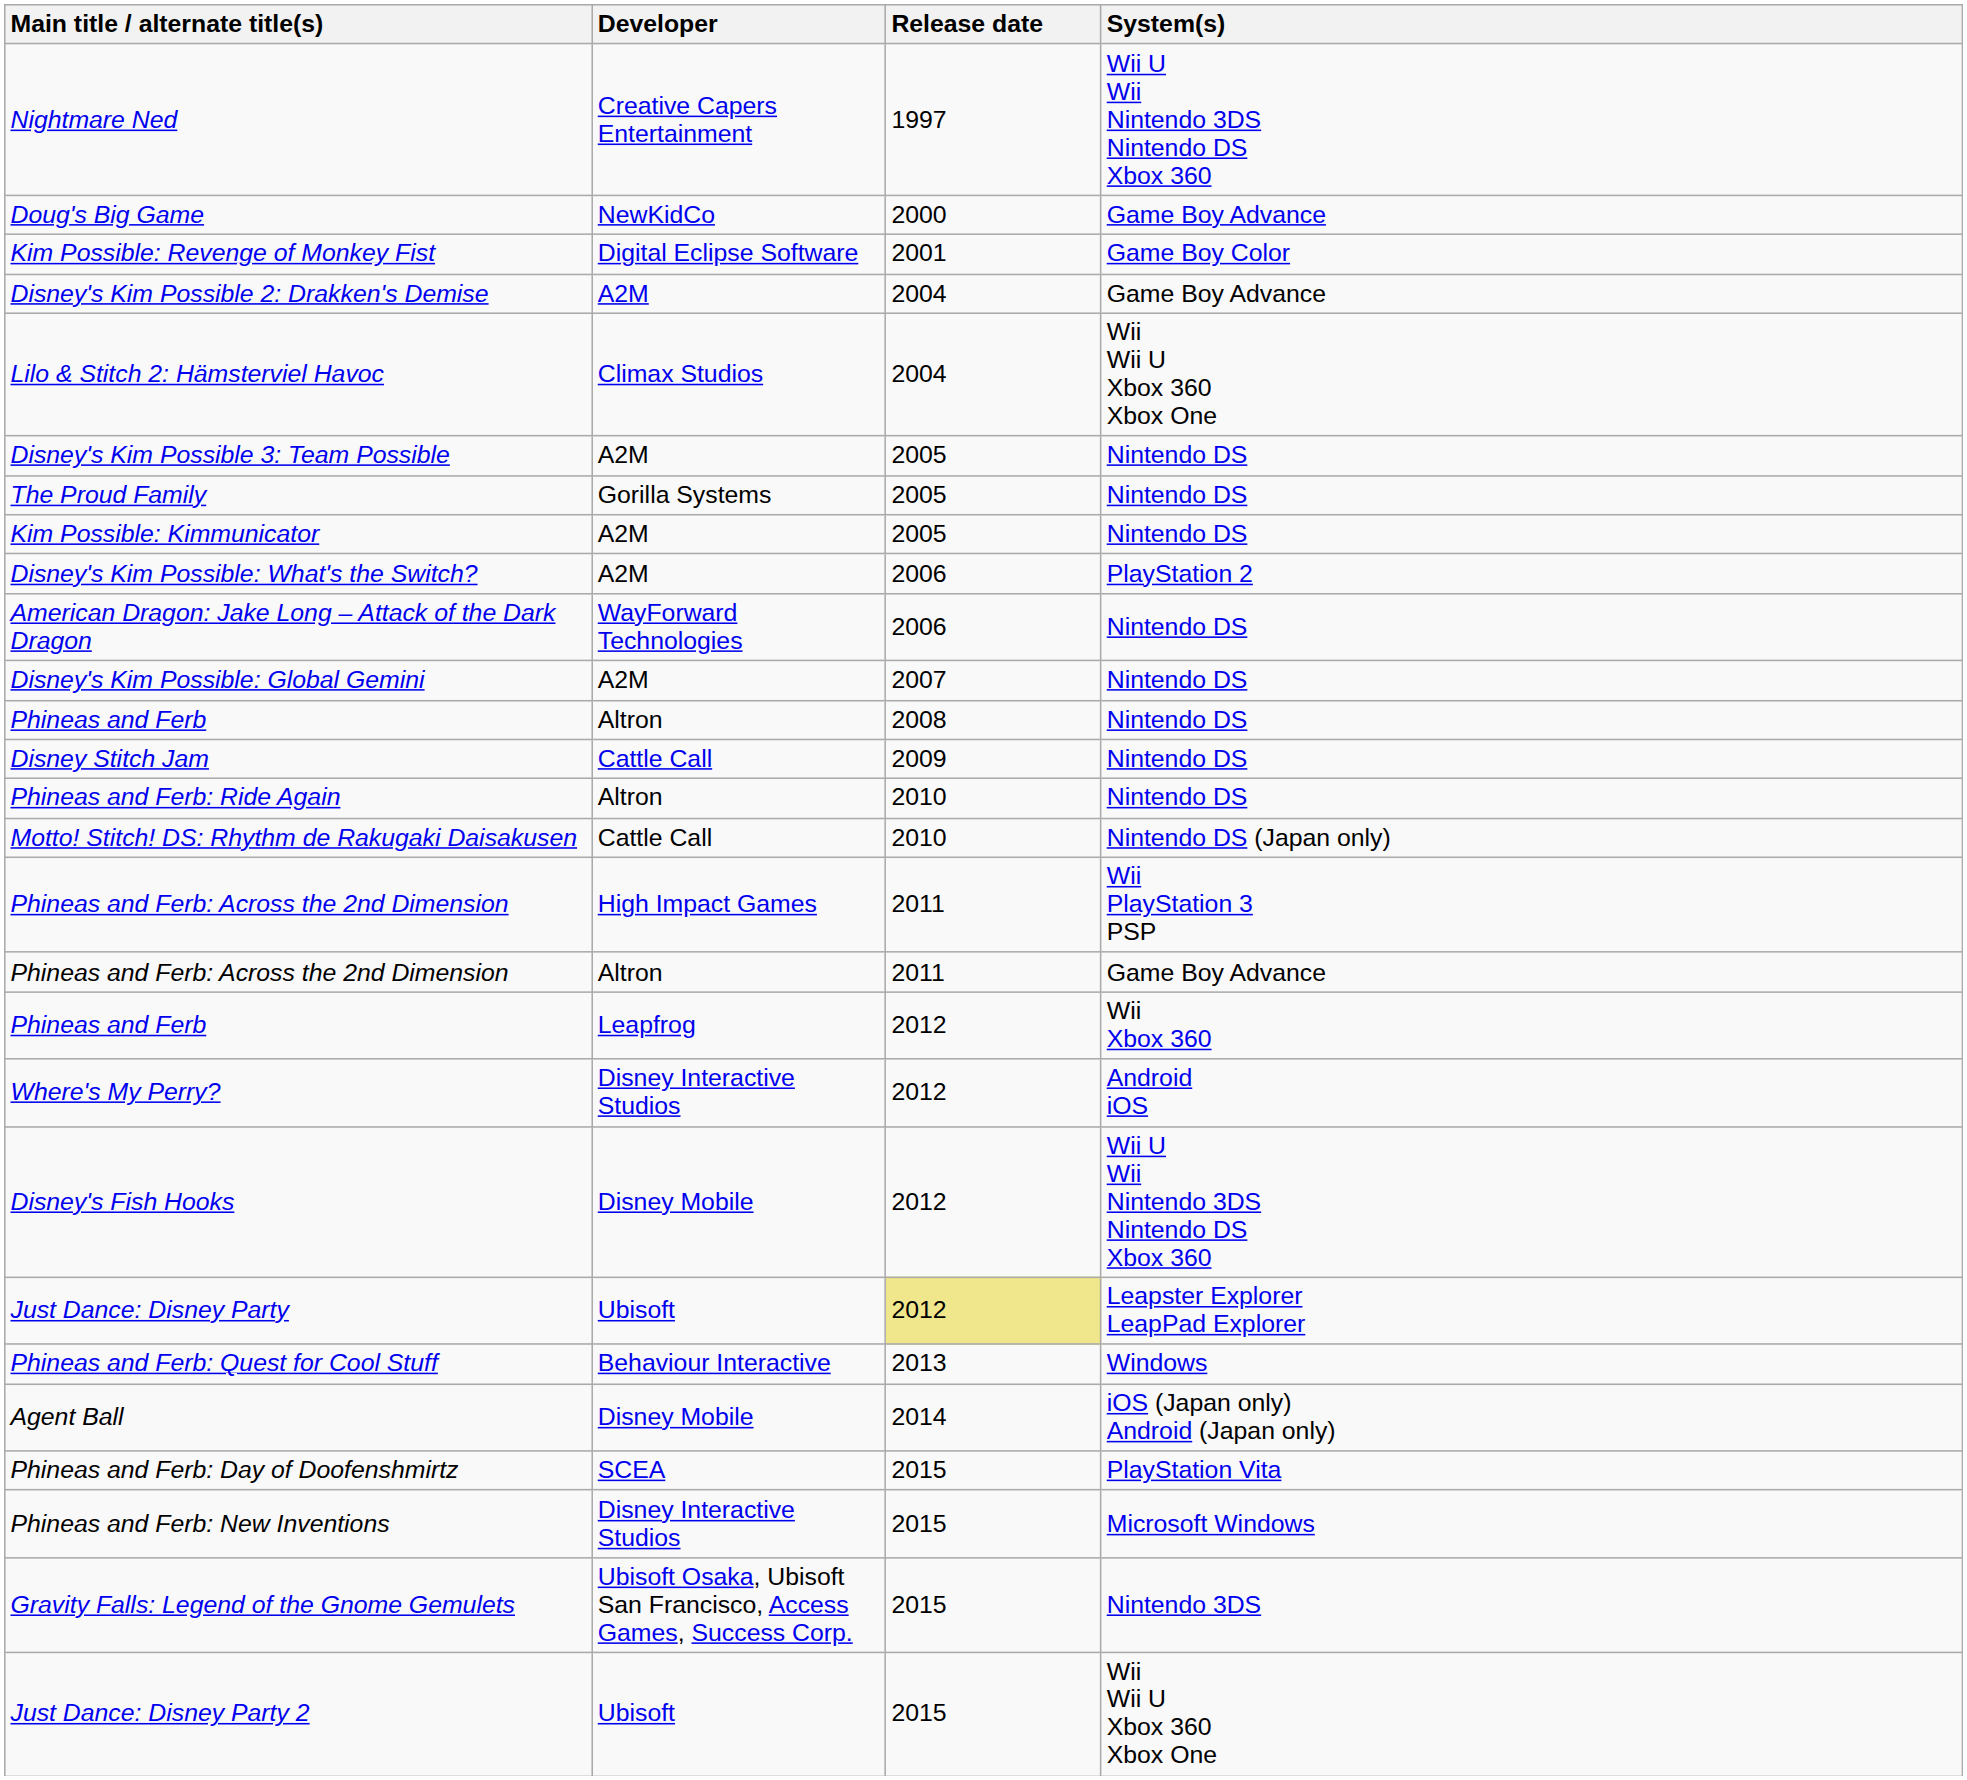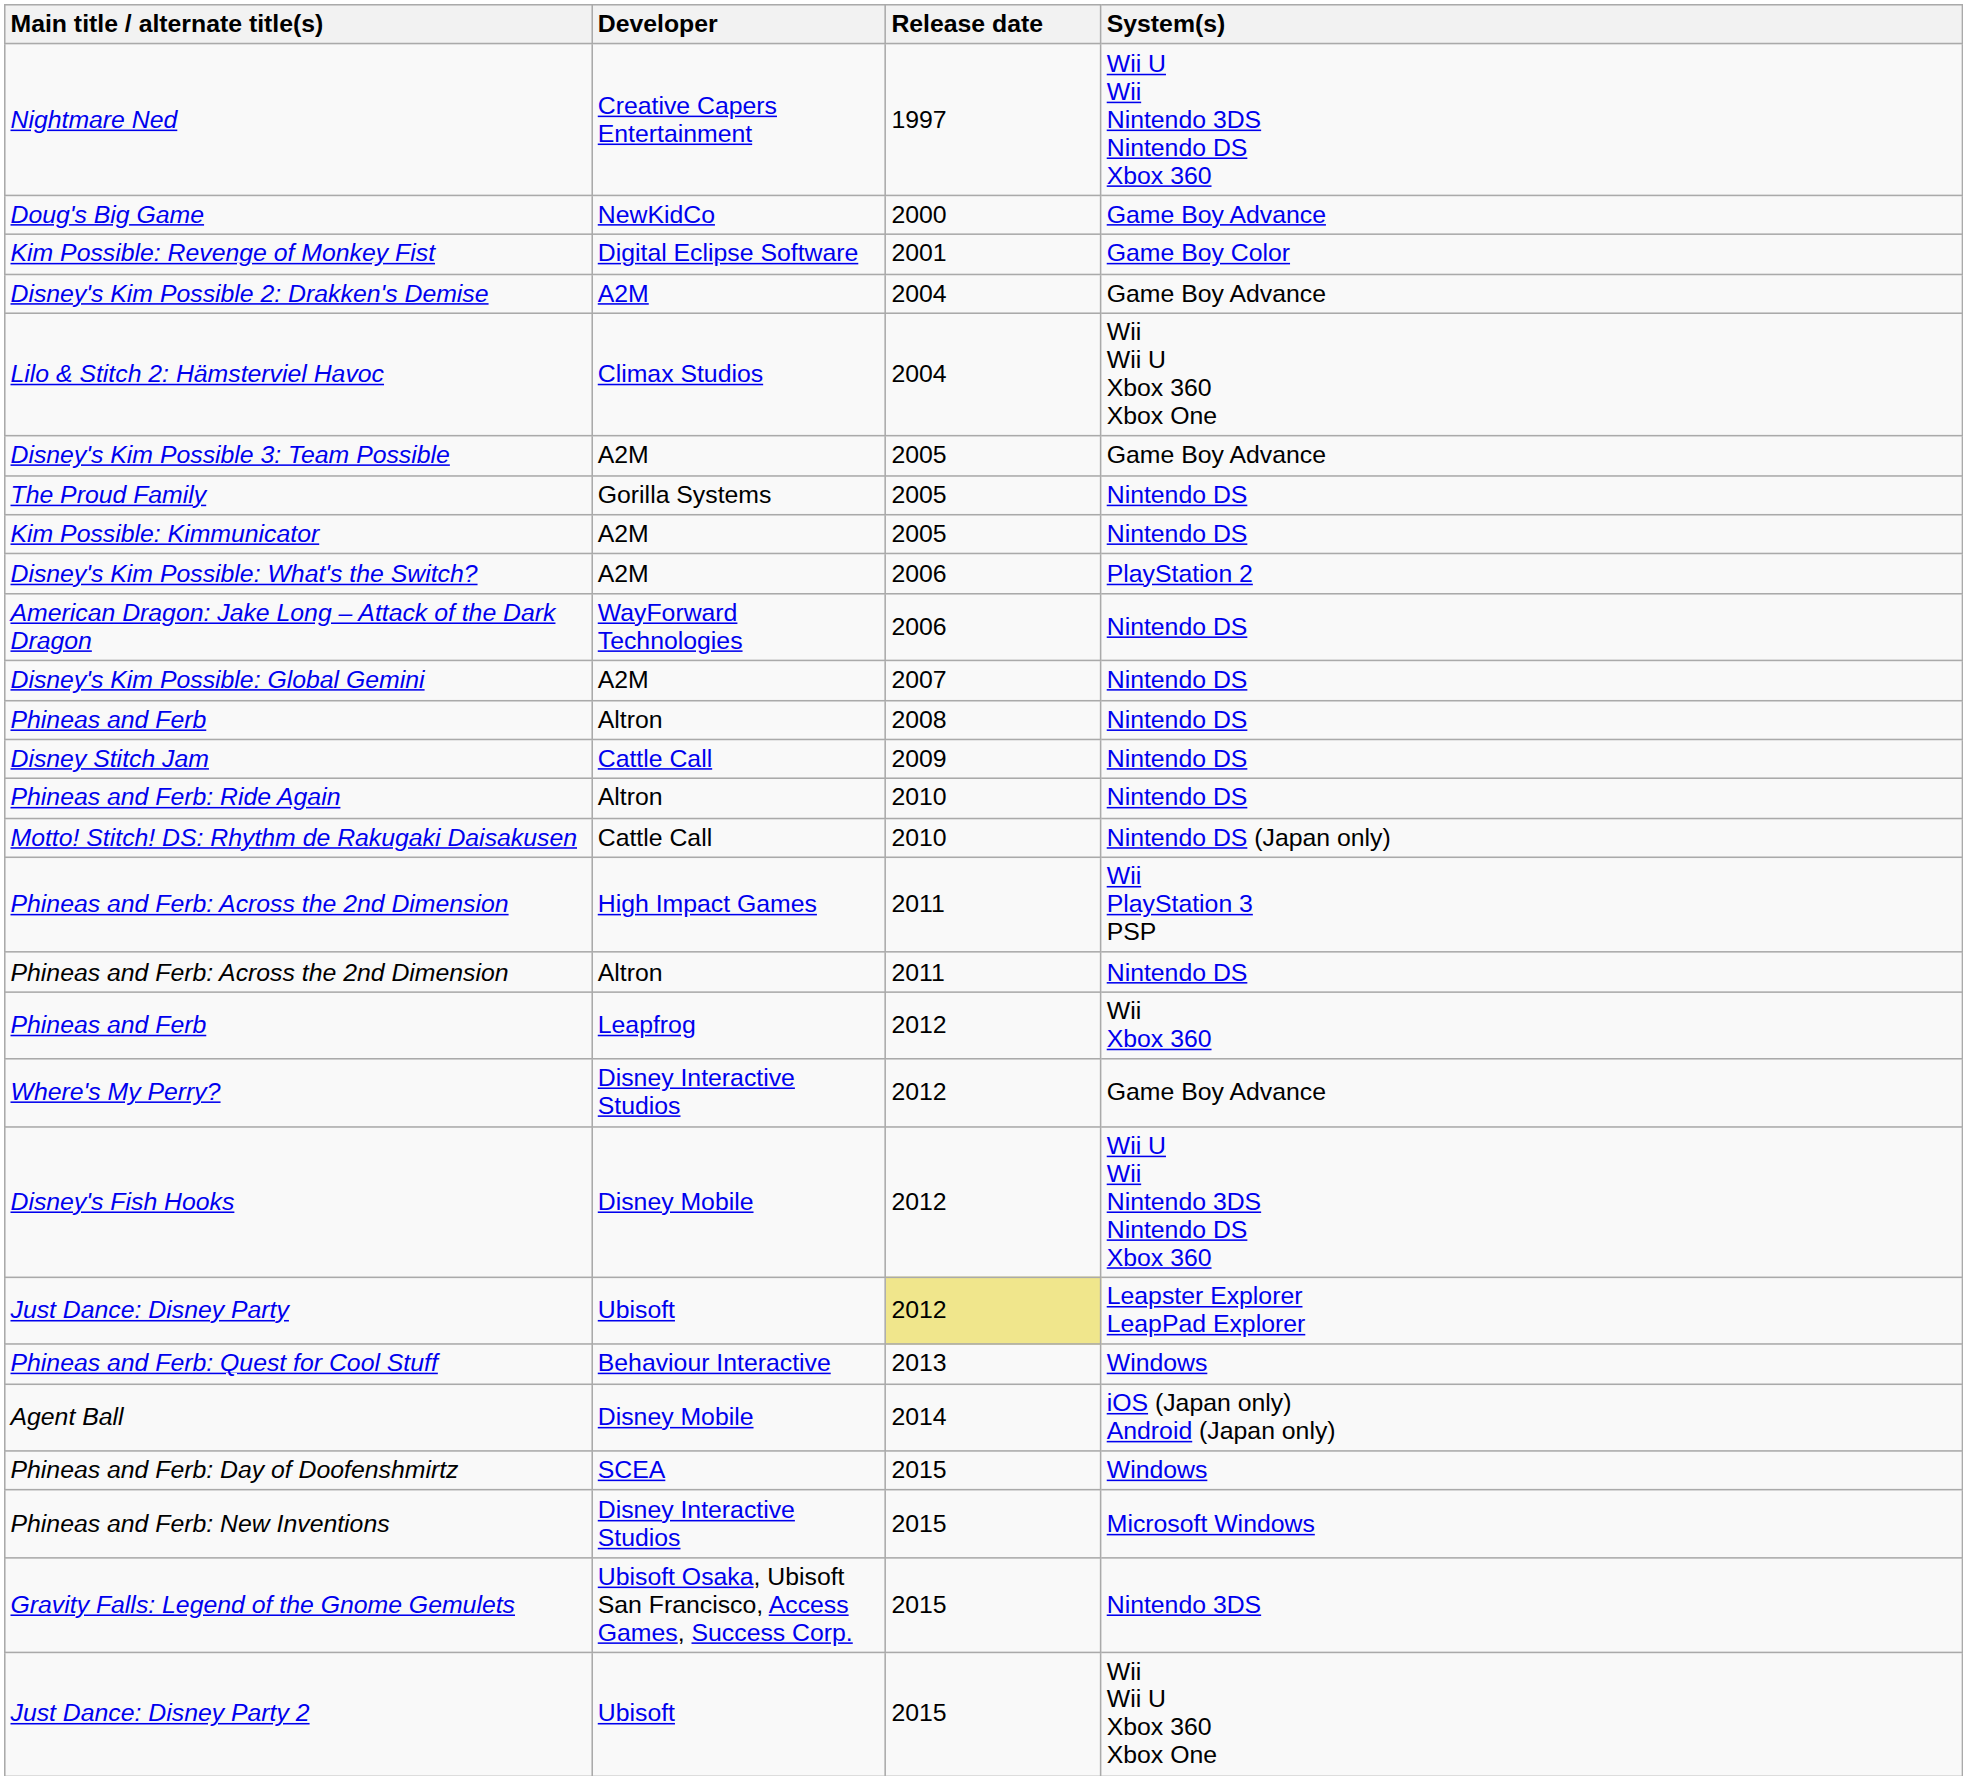(1177, 455) Nintendo DS -> (1216, 455) Game Boy Advance
(1216, 971) Game Boy Advance -> (1177, 971) Nintendo DS
(1149, 1092) Android iOS -> (1216, 1092) Game Boy Advance
(1194, 1470) PlayStation Vita -> (1157, 1470) Windows
